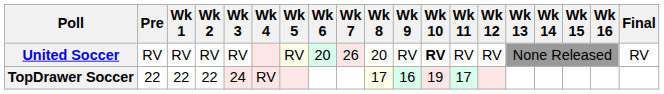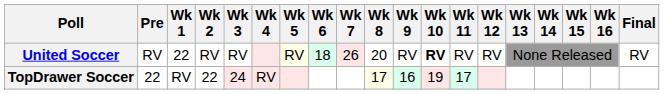(181, 54) RV -> (181, 54) 22
(322, 54) 20 -> (322, 54) 18
(181, 77) 22 -> (181, 77) RV
